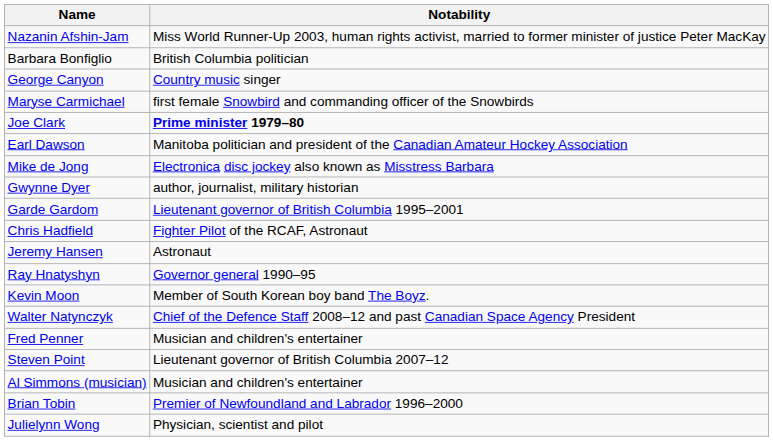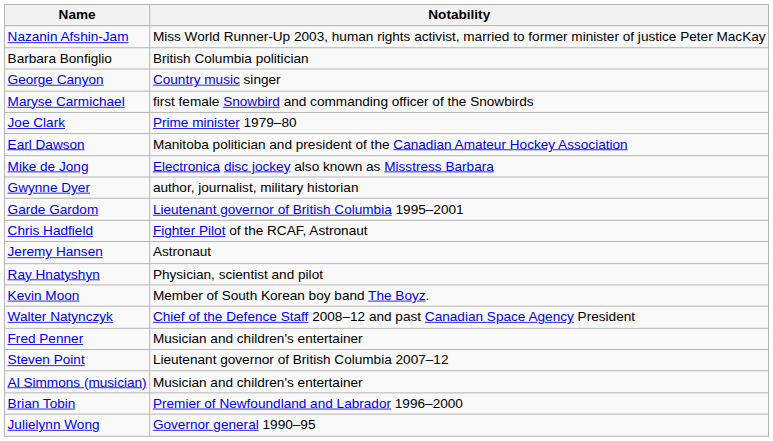(228, 123) bold -> (225, 123) normal
(234, 274) Governor general 1990–95 -> (238, 274) Physician, scientist and pilot
(238, 425) Physician, scientist and pilot -> (234, 425) Governor general 1990–95
